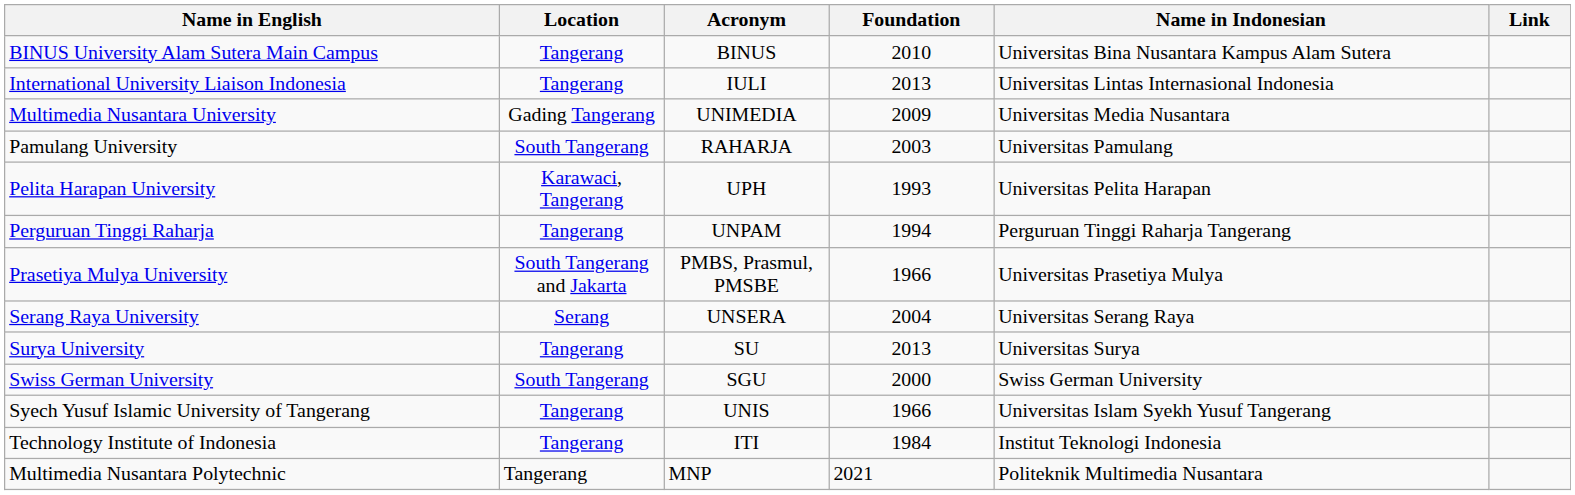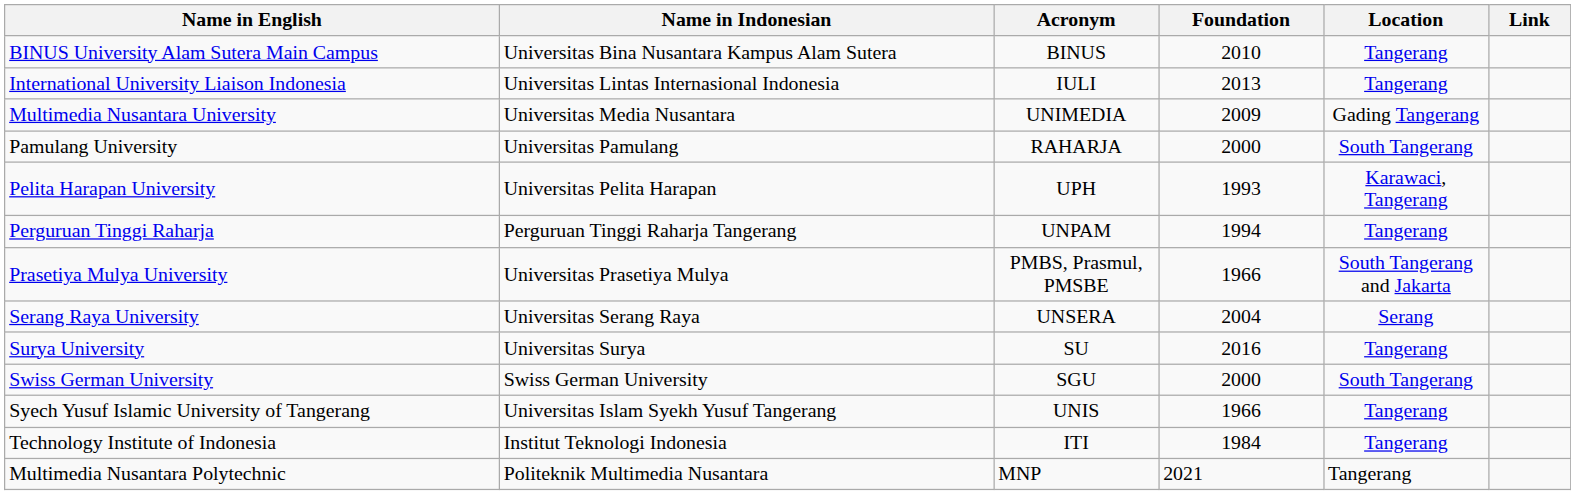columns swapped: (1241, 20) <-> (582, 20)
(911, 146) 2003 -> (1241, 146) 2000
(911, 348) 2013 -> (1241, 348) 2016
